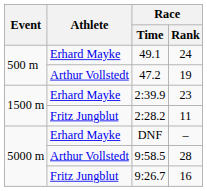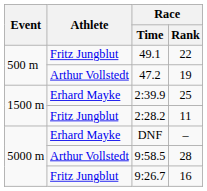(85, 55) Erhard Mayke -> (84, 55) Fritz Jungblut
(185, 55) 24 -> (185, 55) 22
(185, 95) 23 -> (185, 95) 25
